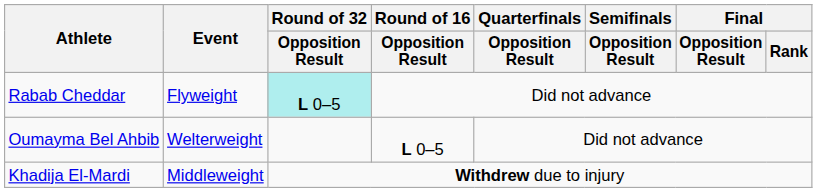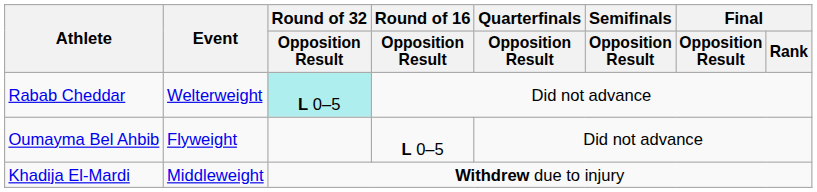(202, 95) Flyweight -> (215, 95) Welterweight
(215, 140) Welterweight -> (202, 140) Flyweight
